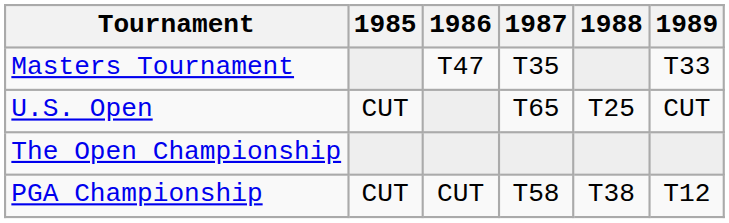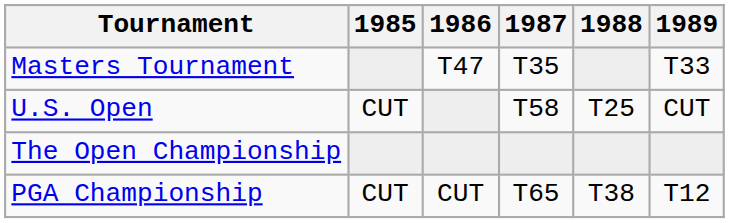(536, 111) T65 -> (536, 111) T58
(536, 196) T58 -> (536, 196) T65
